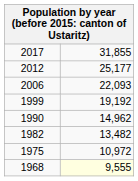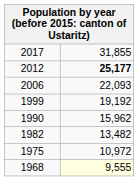(115, 69) normal -> (115, 69) bold
(115, 118) 14,962 -> (115, 118) 15,962
